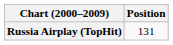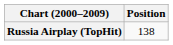(146, 31) 131 -> (146, 31) 138
